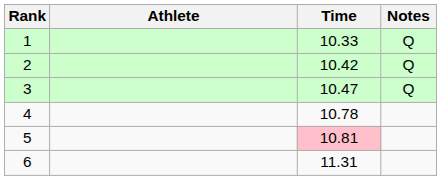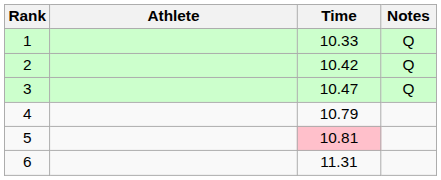(339, 114) 10.78 -> (339, 114) 10.79
